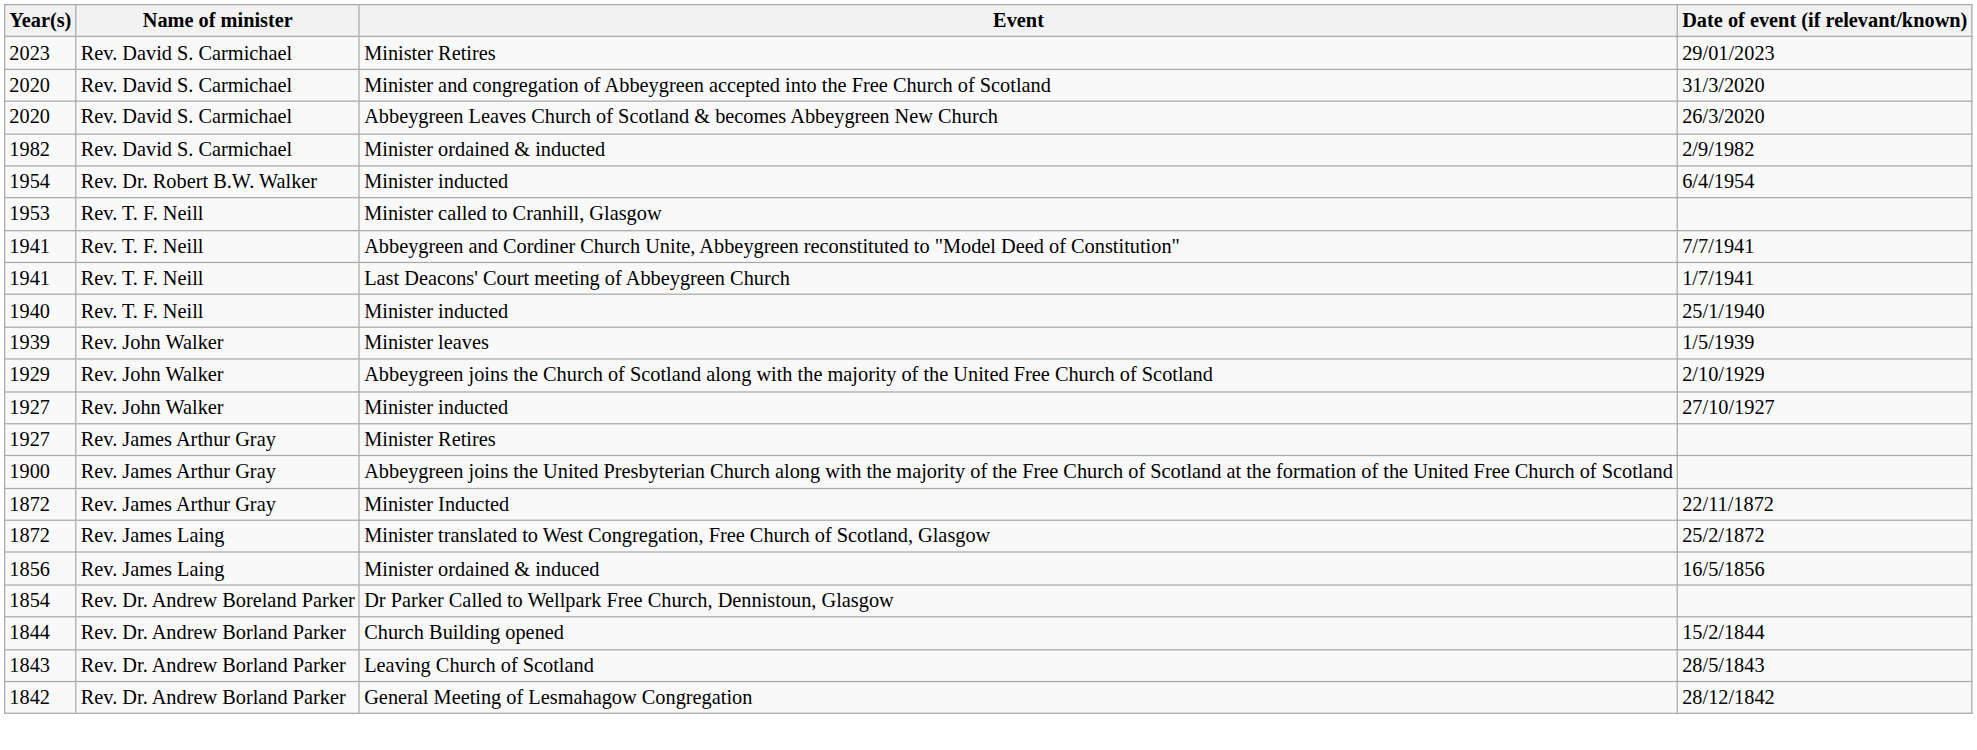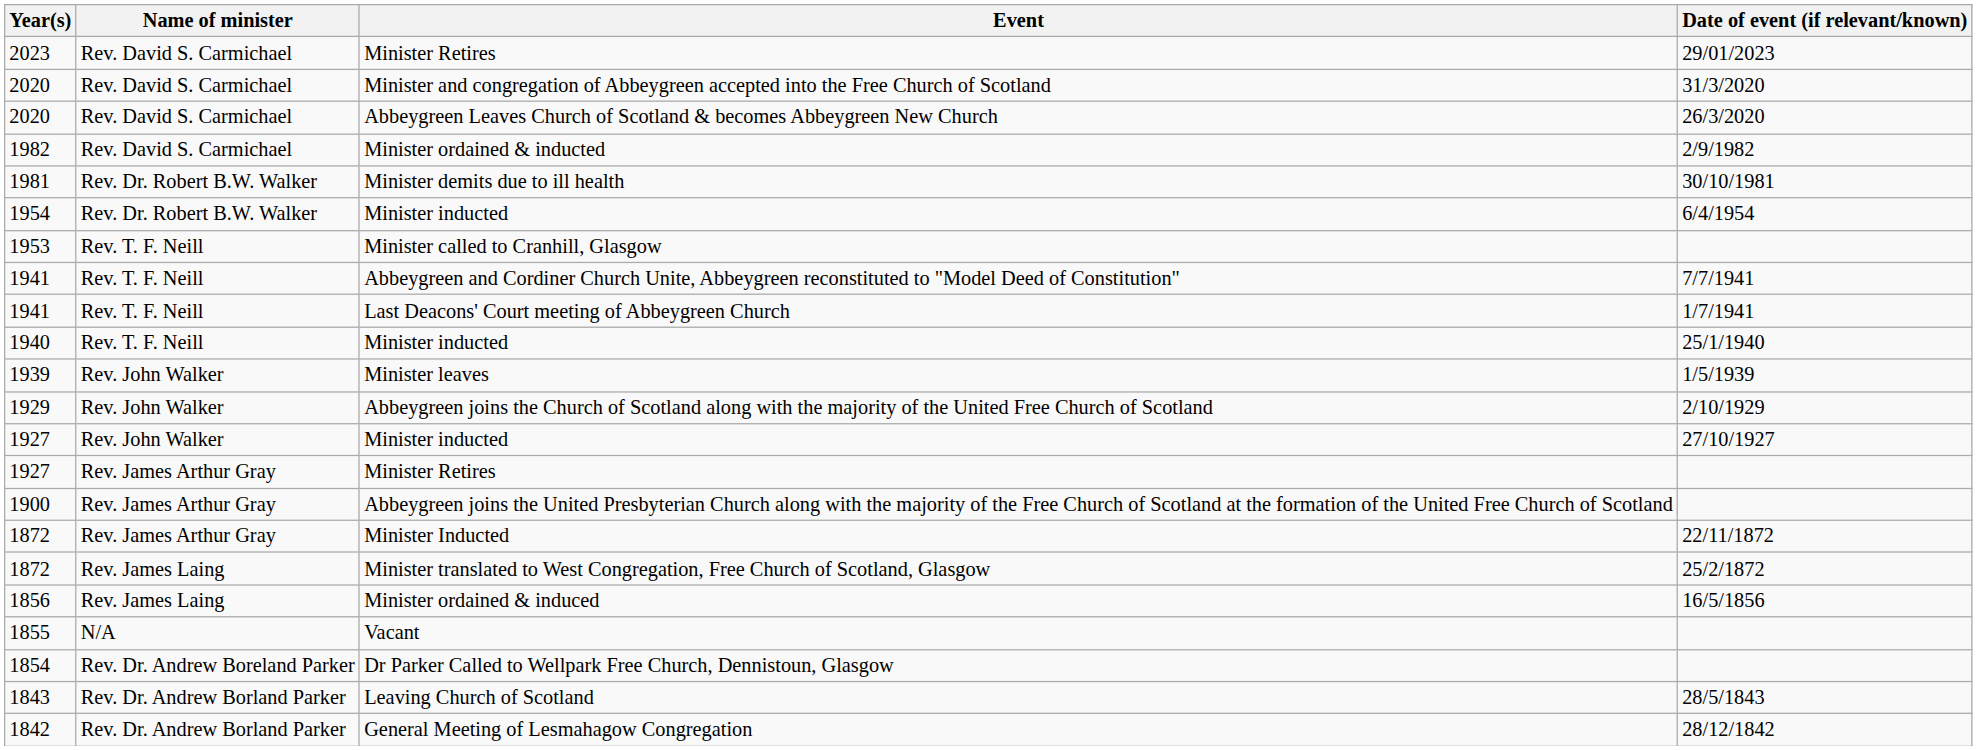+ row: (30, 181)
+ row: (30, 632)
- row: (30, 632)
